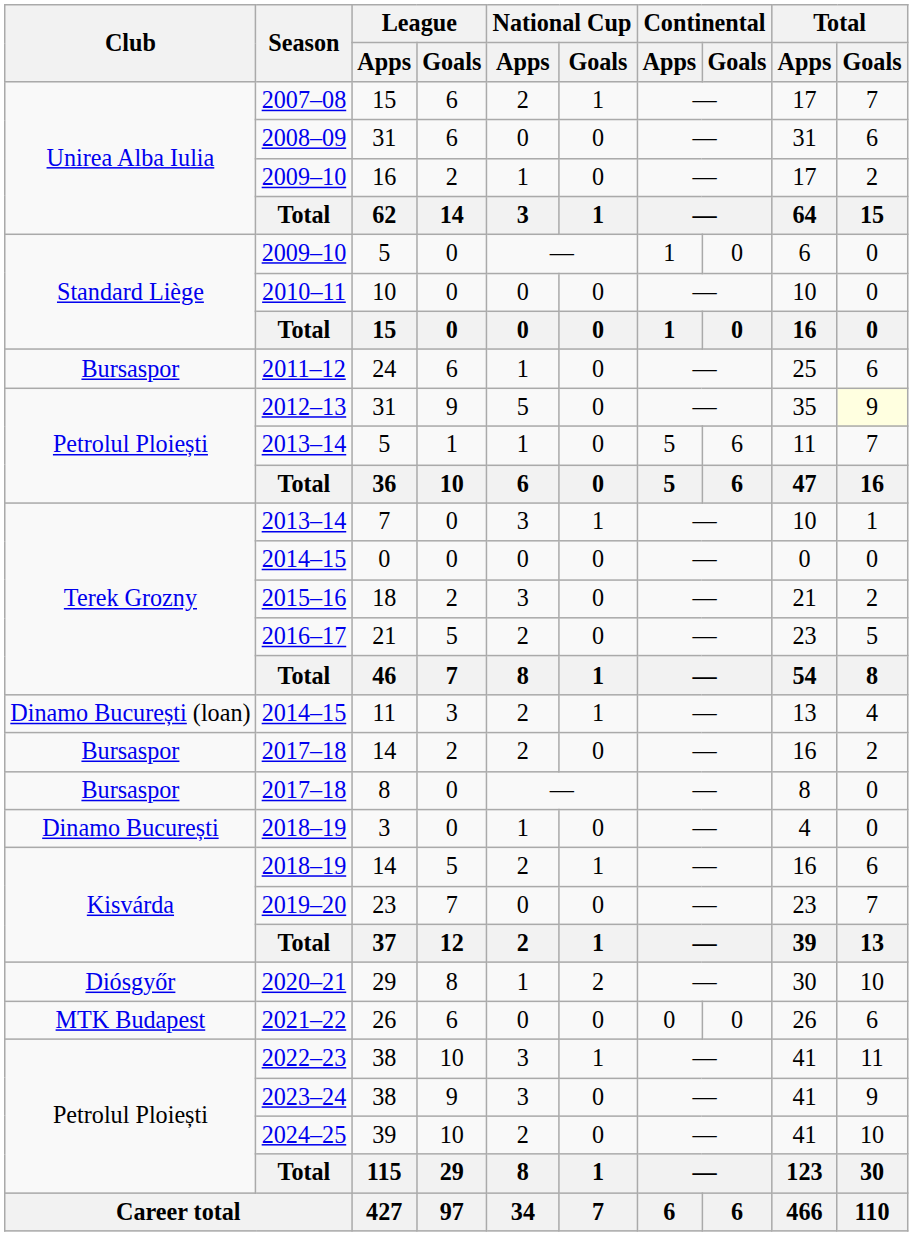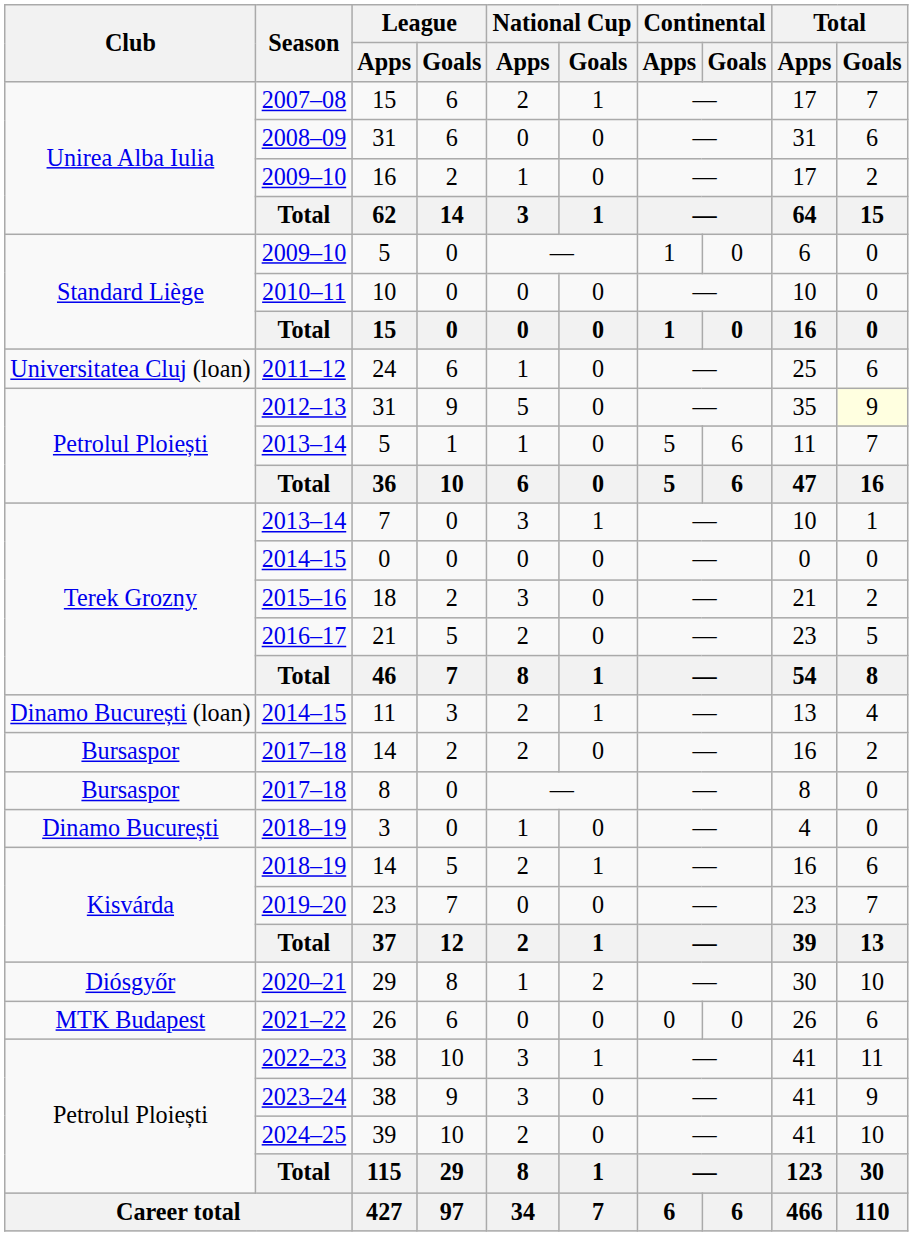(130, 368) Bursaspor -> (130, 368) Universitatea Cluj (loan)
